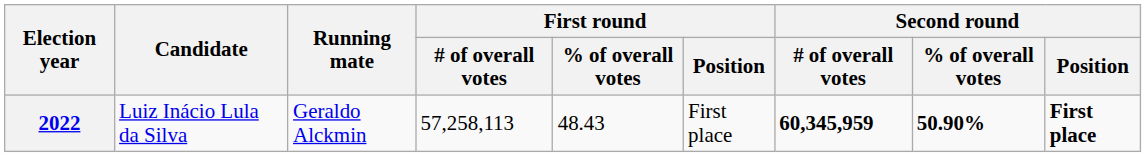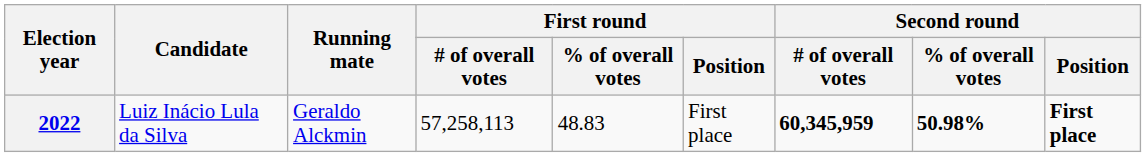(581, 122) 48.43 -> (581, 122) 48.83
(951, 122) 50.90% -> (951, 122) 50.98%
